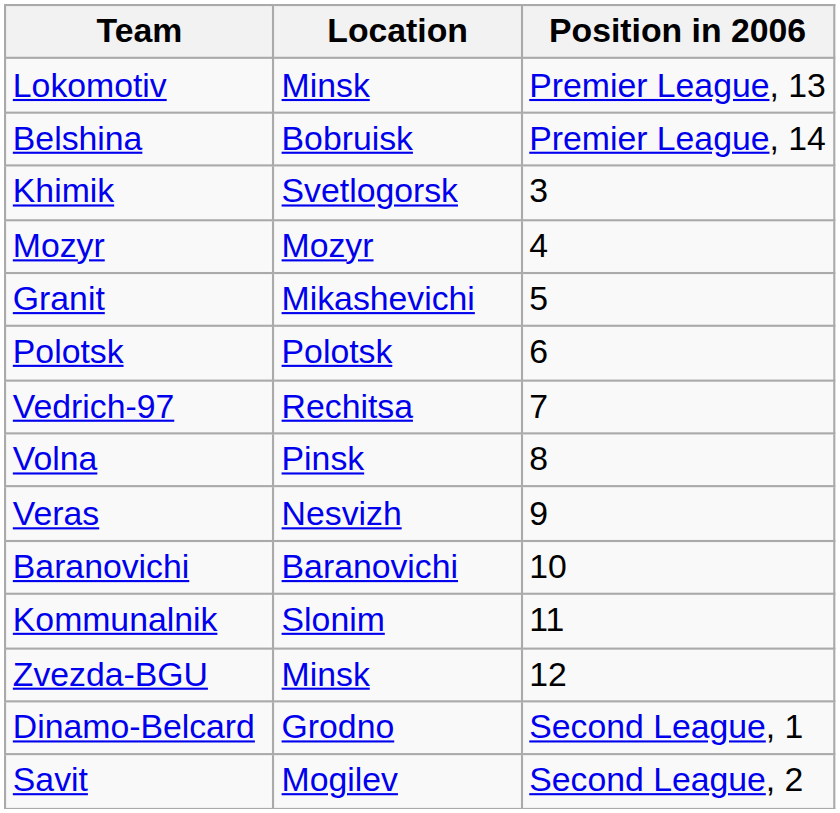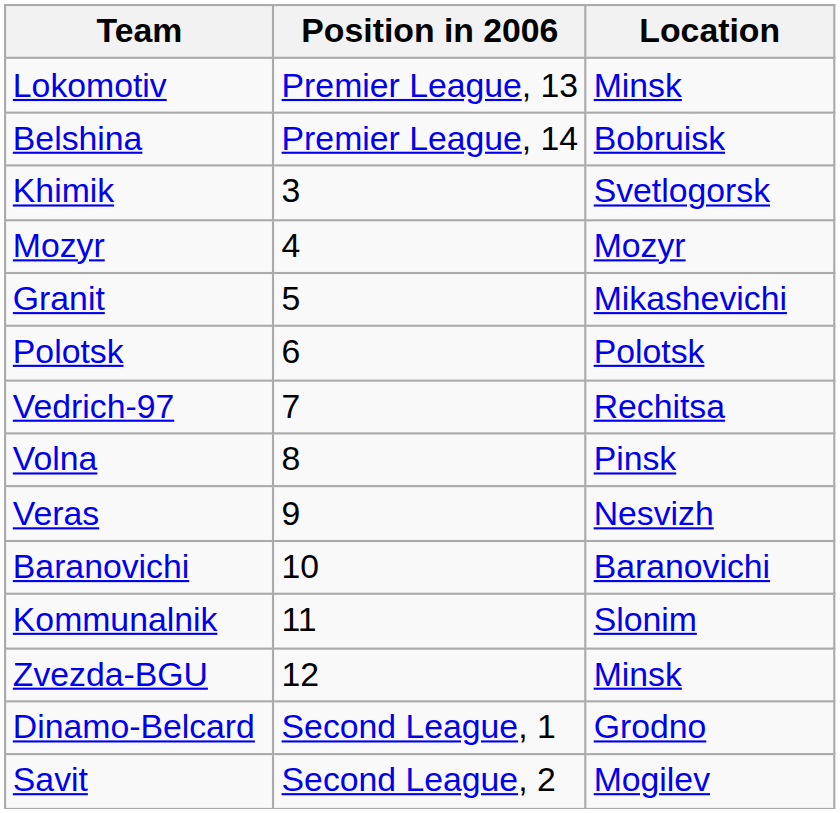columns swapped: (398, 31) <-> (678, 31)
